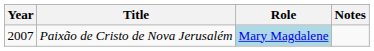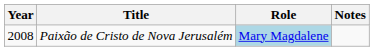(21, 35) 2007 -> (21, 35) 2008
